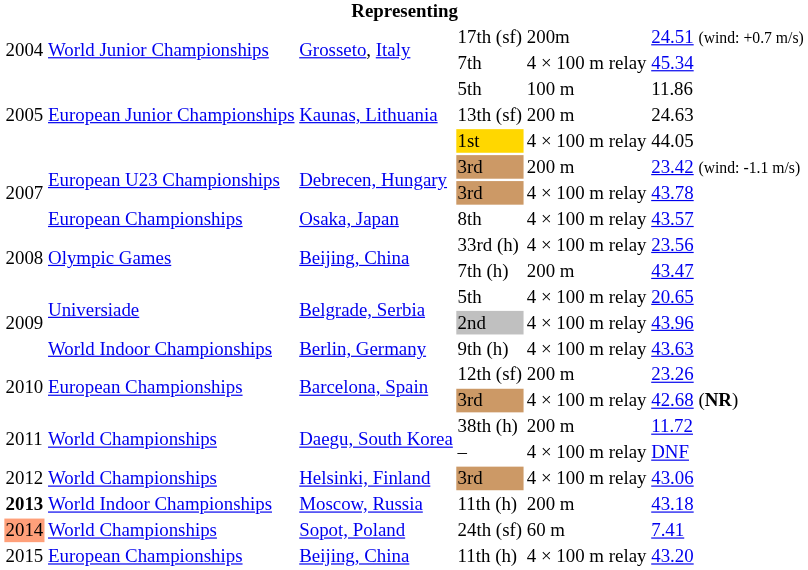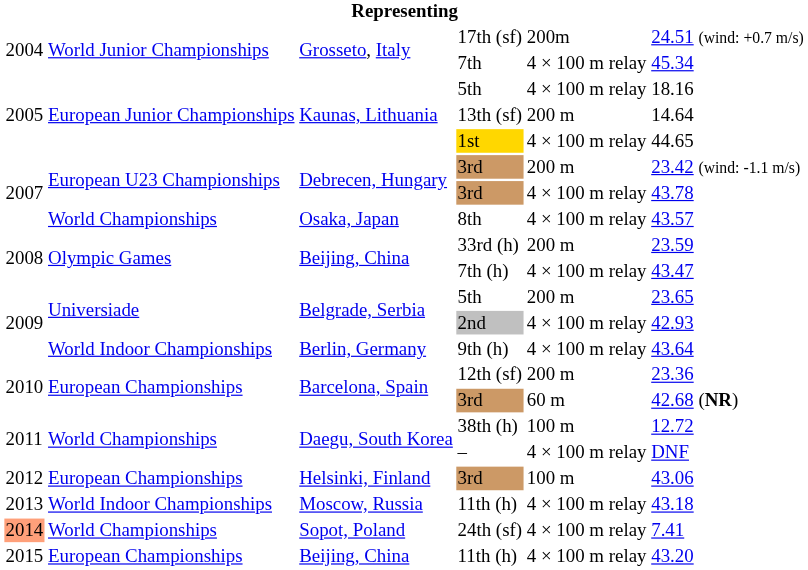(551, 88) 100 m -> (587, 88) 4 × 100 m relay
(672, 88) 11.86 -> (672, 88) 18.16
(672, 114) 24.63 -> (672, 114) 14.64
(672, 140) 44.05 -> (672, 140) 44.65
(145, 218) European Championships -> (132, 218) World Championships
(587, 244) 4 × 100 m relay -> (551, 244) 200 m
(672, 244) 23.56 -> (672, 244) 23.59
(551, 270) 200 m -> (587, 270) 4 × 100 m relay
(587, 296) 4 × 100 m relay -> (551, 296) 200 m
(672, 296) 20.65 -> (672, 296) 23.65
(672, 322) 43.96 -> (672, 322) 42.93
(672, 348) 43.63 -> (672, 348) 43.64
(672, 374) 23.26 -> (672, 374) 23.36
(587, 400) 4 × 100 m relay -> (546, 400) 60 m
(551, 426) 200 m -> (551, 426) 100 m
(672, 426) 11.72 -> (672, 426) 12.72
(132, 478) World Championships -> (145, 478) European Championships
(587, 478) 4 × 100 m relay -> (551, 478) 100 m
(24, 504) bold -> (24, 504) normal
(551, 504) 200 m -> (587, 504) 4 × 100 m relay
(546, 530) 60 m -> (587, 530) 4 × 100 m relay
